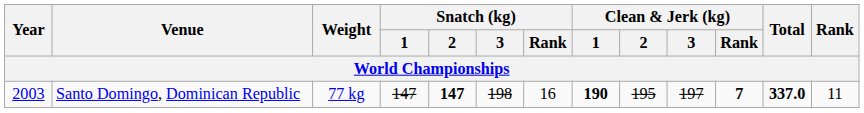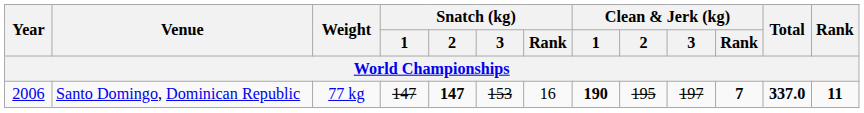(28, 94) 2003 -> (28, 94) 2006
(500, 94) 198 -> (500, 94) 153
(835, 94) normal -> (835, 94) bold
